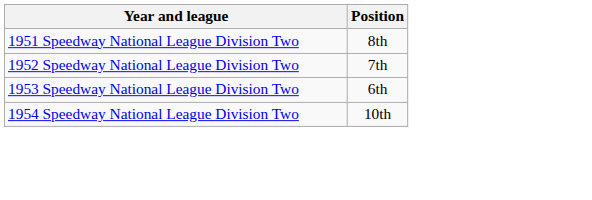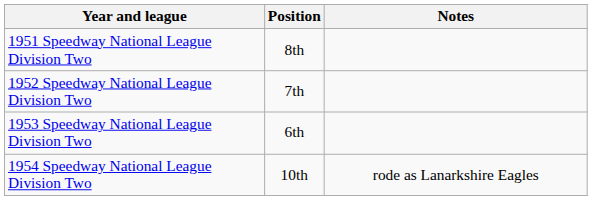+ column: (456, 16)
